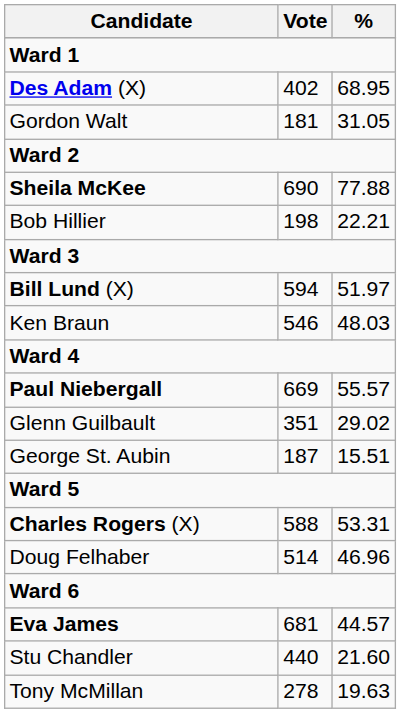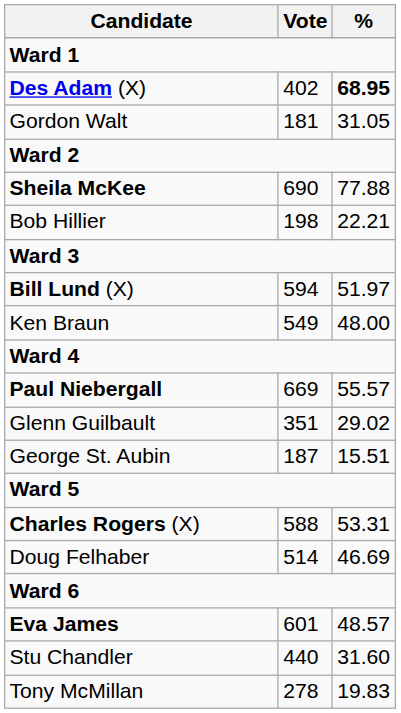(364, 88) normal -> (364, 88) bold
(301, 322) 546 -> (301, 322) 549
(364, 322) 48.03 -> (364, 322) 48.00
(364, 557) 46.96 -> (364, 557) 46.69
(301, 624) 681 -> (301, 624) 601
(364, 624) 44.57 -> (364, 624) 48.57
(364, 657) 21.60 -> (364, 657) 31.60
(364, 691) 19.63 -> (364, 691) 19.83
